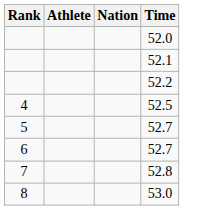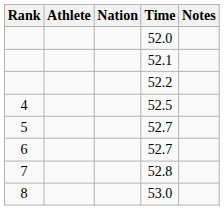+ column: (199, 15)
